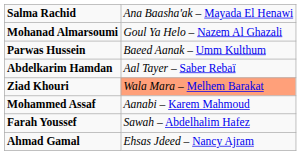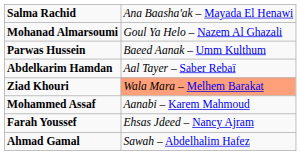(187, 123) Sawah – Abdelhalim Hafez -> (189, 123) Ehsas Jdeed – Nancy Ajram
(189, 141) Ehsas Jdeed – Nancy Ajram -> (187, 141) Sawah – Abdelhalim Hafez
